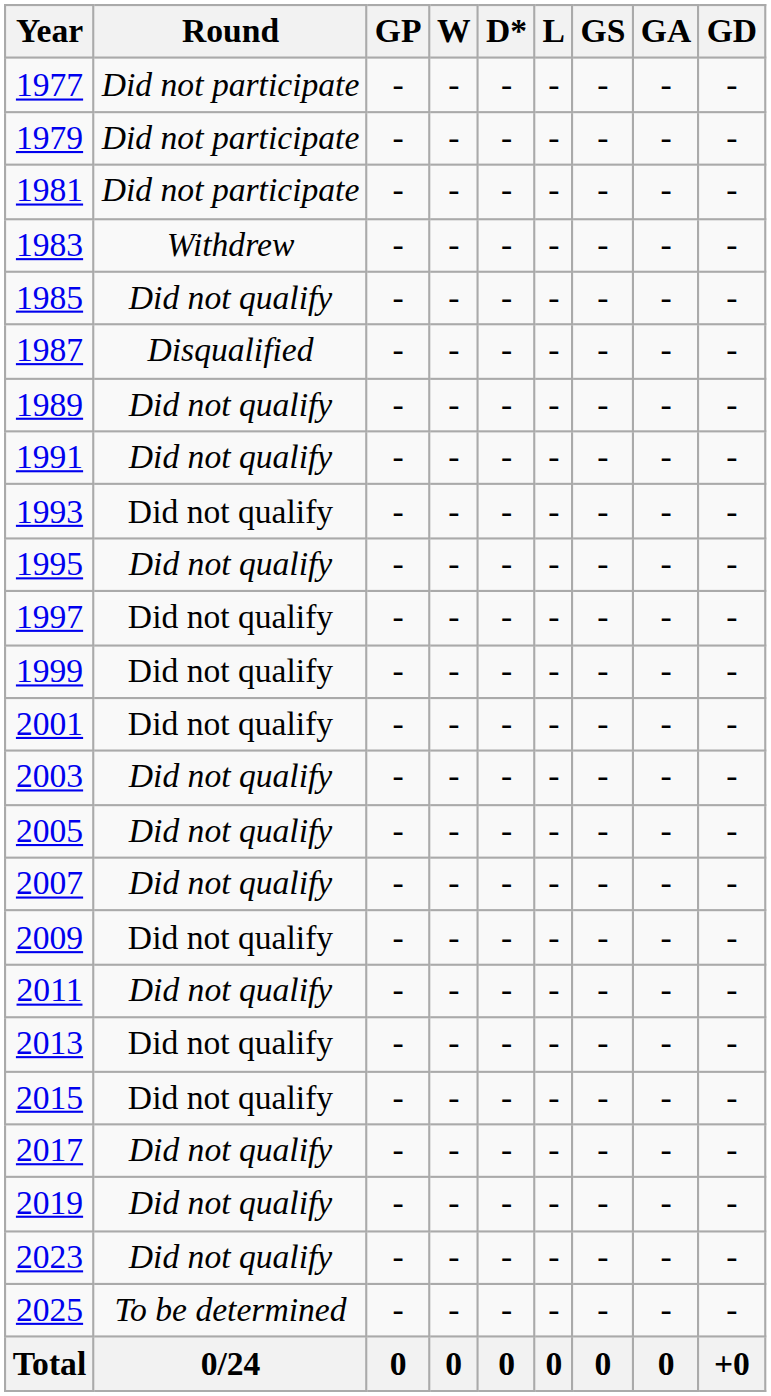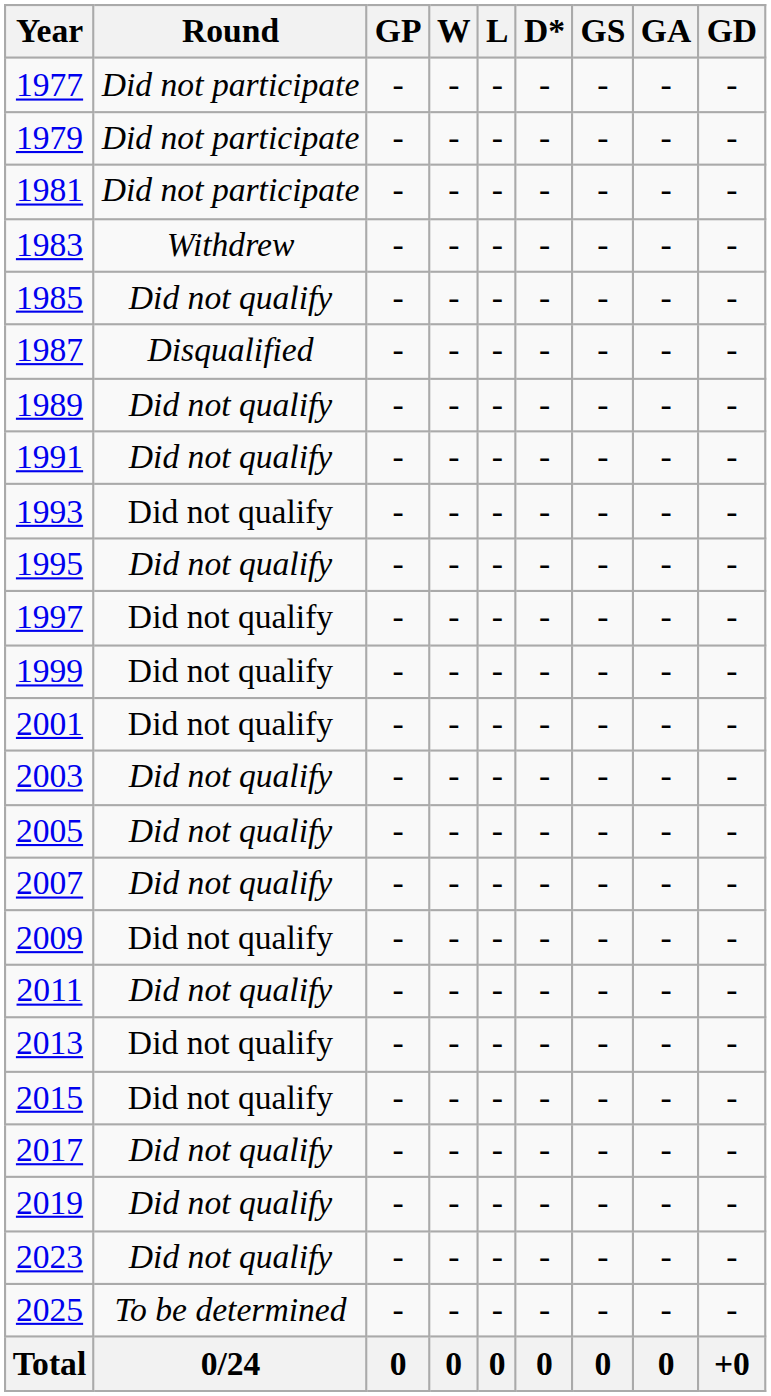columns swapped: (507, 31) <-> (554, 31)
